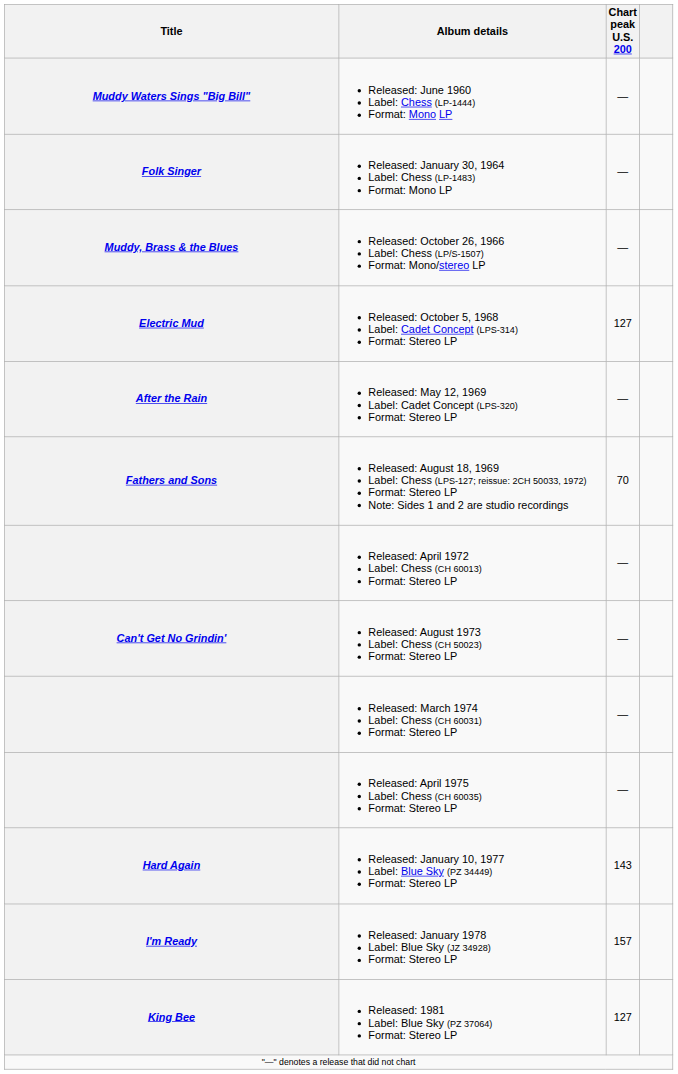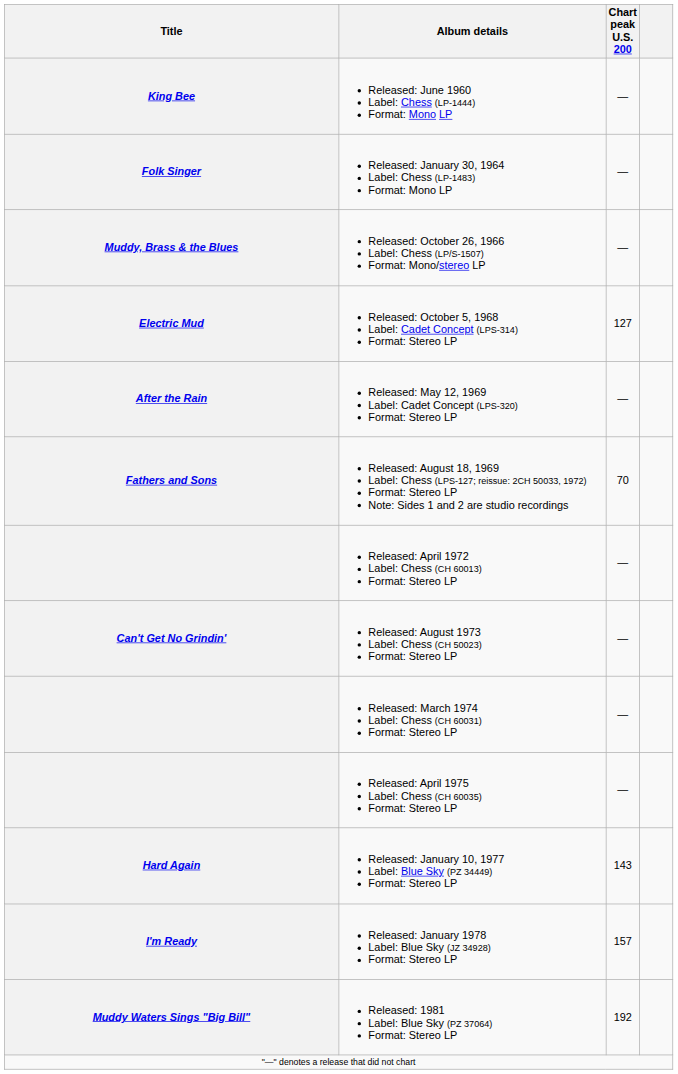(171, 96) Muddy Waters Sings "Big Bill" -> (171, 96) King Bee
(171, 1017) King Bee -> (171, 1017) Muddy Waters Sings "Big Bill"
(623, 1017) 127 -> (623, 1017) 192
